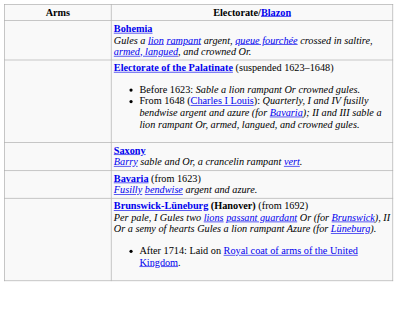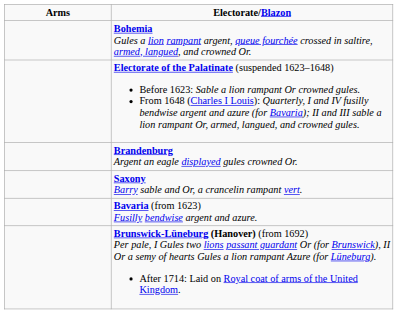+ row: (206, 156)
